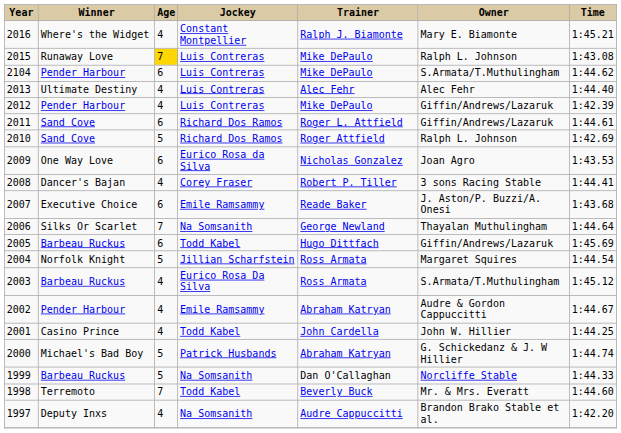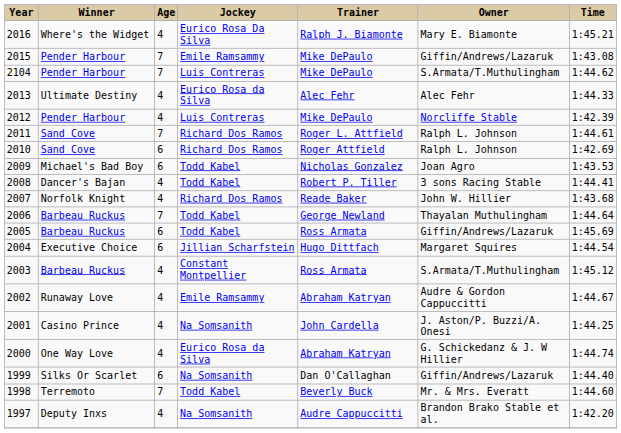(213, 35) Constant Montpellier -> (222, 35) Eurico Rosa Da Silva
(77, 57) Runaway Love -> (83, 57) Pender Harbour
(160, 57) gold background -> (160, 57) no background
(222, 57) Luis Contreras -> (222, 57) Emile Ramsammy
(469, 57) Ralph L. Johnson -> (487, 57) Giffin/Andrews/Lazaruk
(160, 73) 6 -> (160, 73) 7
(222, 89) Luis Contreras -> (222, 95) Eurico Rosa da Silva
(593, 89) 1:44.40 -> (593, 95) 1:44.33
(487, 106) Giffin/Andrews/Lazaruk -> (469, 117) Norcliffe Stable
(160, 122) 6 -> (160, 134) 7
(487, 122) Giffin/Andrews/Lazaruk -> (469, 134) Ralph L. Johnson
(160, 138) 5 -> (160, 150) 6
(77, 160) One Way Love -> (92, 166) Michael's Bad Boy
(222, 160) Eurico Rosa da Silva -> (210, 166) Todd Kabel
(216, 182) Corey Fraser -> (210, 182) Todd Kabel
(89, 205) Executive Choice -> (83, 199) Norfolk Knight
(160, 205) 6 -> (160, 199) 4
(222, 205) Emile Ramsammy -> (231, 199) Richard Dos Ramos
(481, 205) J. Aston/P. Buzzi/A. Onesi -> (466, 199) John W. Hillier
(89, 227) Silks Or Scarlet -> (83, 215) Barbeau Ruckus
(216, 227) Na Somsanith -> (210, 215) Todd Kabel
(339, 243) Hugo Dittfach -> (333, 231) Ross Armata
(83, 259) Norfolk Knight -> (89, 248) Executive Choice
(160, 259) 5 -> (160, 248) 6
(333, 259) Ross Armata -> (339, 248) Hugo Dittfach
(222, 281) Eurico Rosa Da Silva -> (213, 270) Constant Montpellier
(83, 309) Pender Harbour -> (77, 298) Runaway Love
(210, 331) Todd Kabel -> (216, 326) Na Somsanith
(466, 331) John W. Hillier -> (481, 326) J. Aston/P. Buzzi/A. Onesi
(92, 353) Michael's Bad Boy -> (77, 353) One Way Love
(160, 353) 5 -> (160, 353) 4
(228, 353) Patrick Husbands -> (222, 353) Eurico Rosa da Silva
(83, 376) Barbeau Ruckus -> (89, 376) Silks Or Scarlet
(160, 376) 5 -> (160, 376) 6
(469, 376) Norcliffe Stable -> (487, 376) Giffin/Andrews/Lazaruk
(593, 376) 1:44.33 -> (593, 376) 1:44.40
